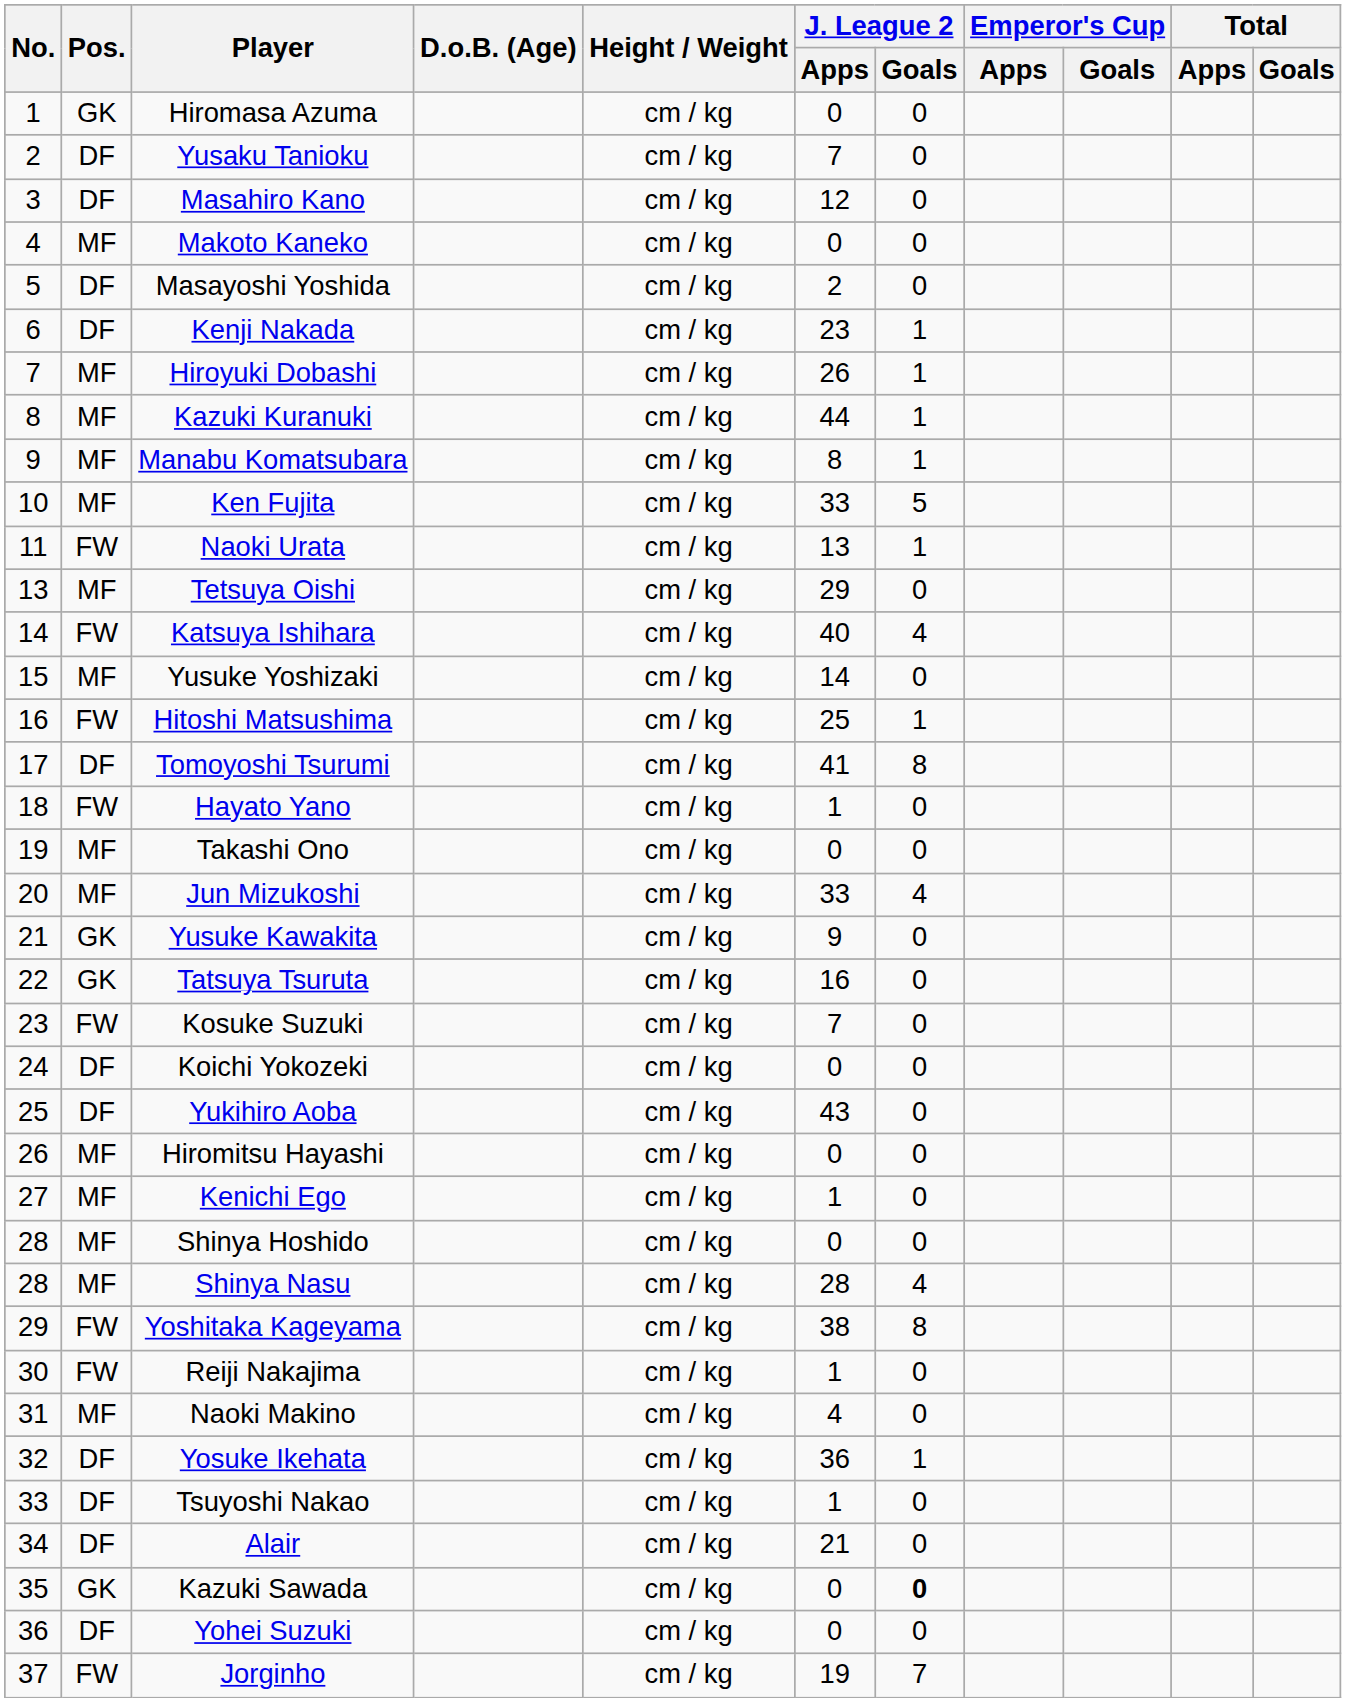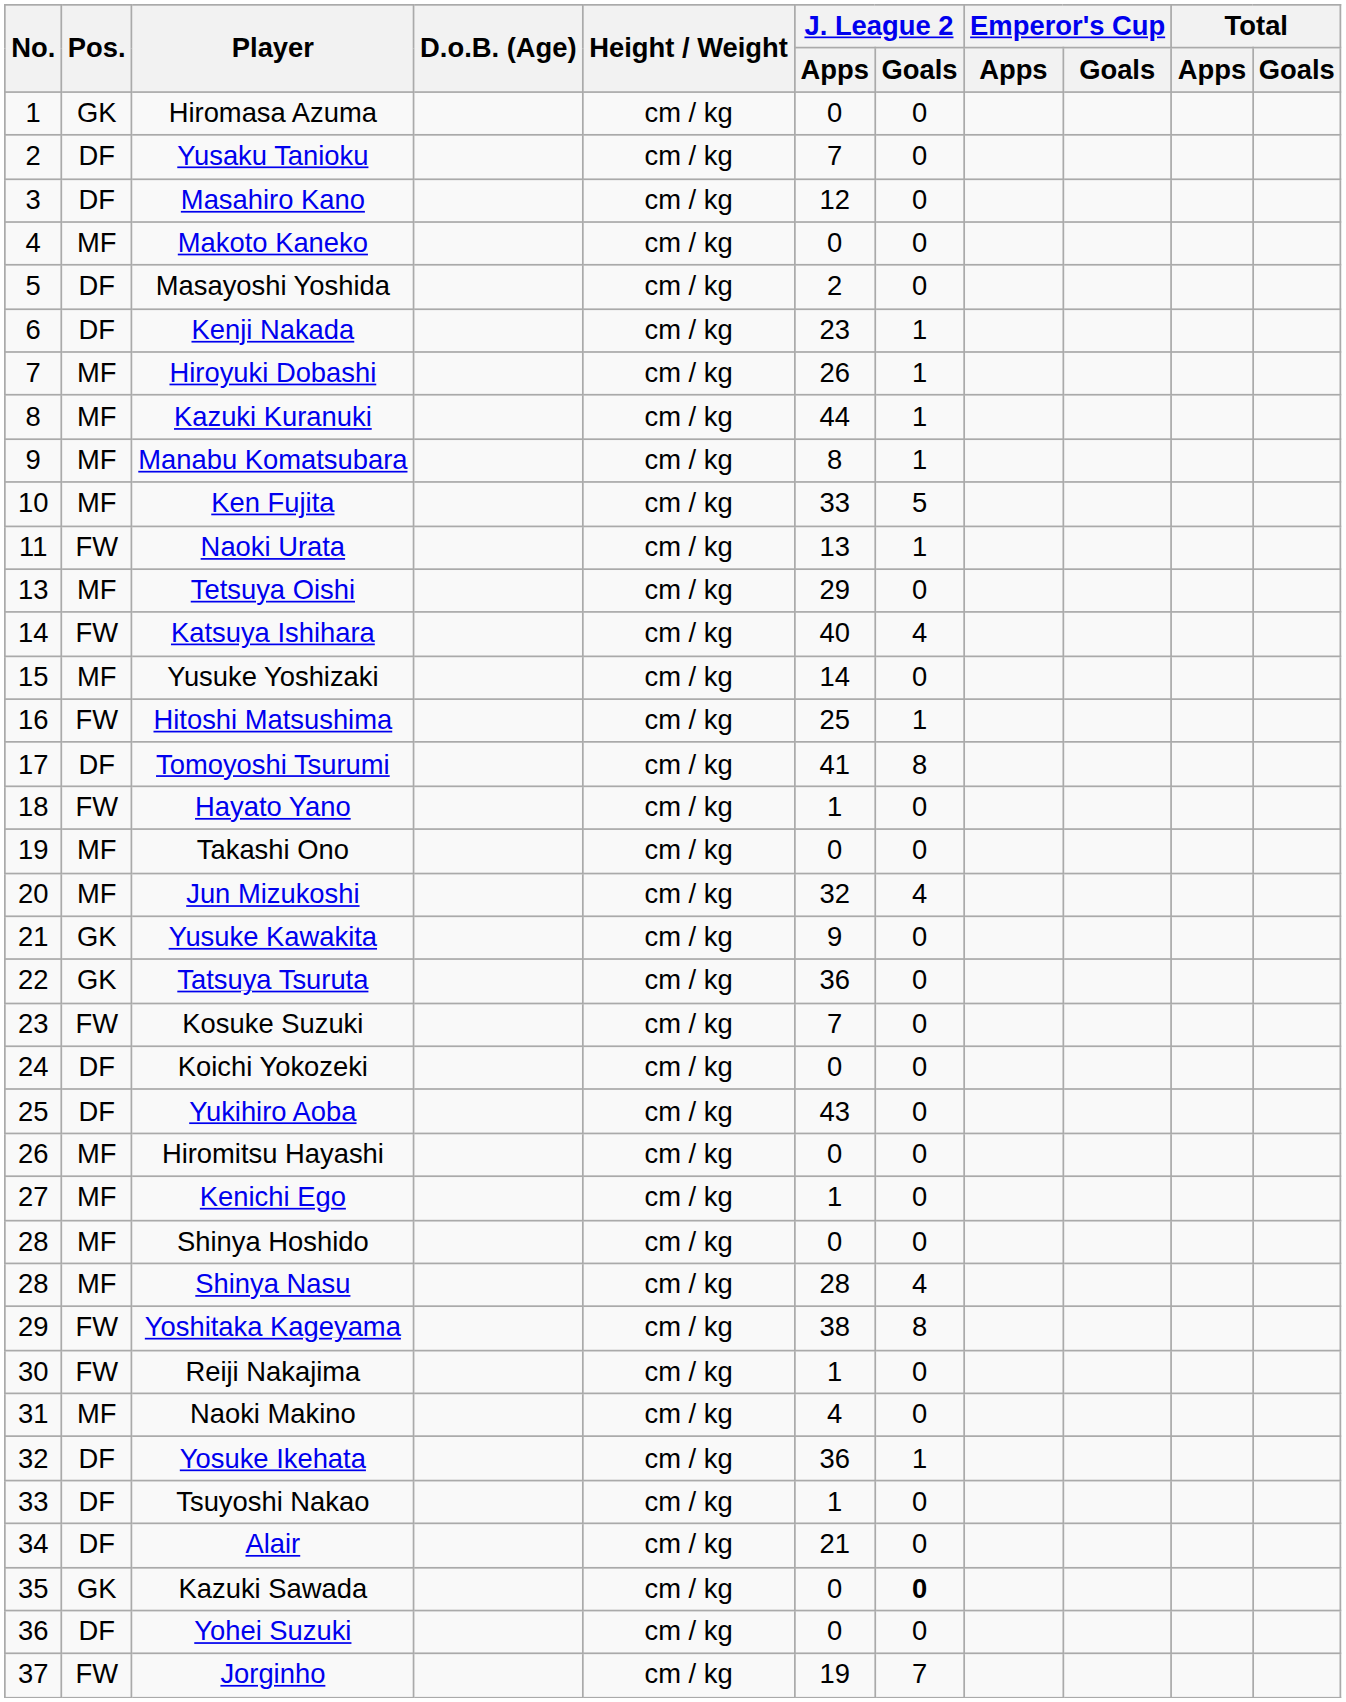(835, 894) 33 -> (835, 894) 32
(835, 980) 16 -> (835, 980) 36
